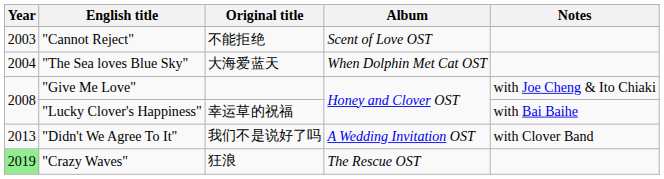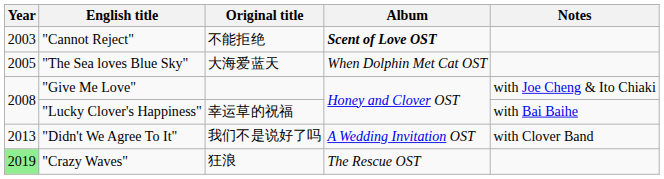(380, 39) normal -> (382, 39) bold
(22, 64) 2004 -> (22, 64) 2005
